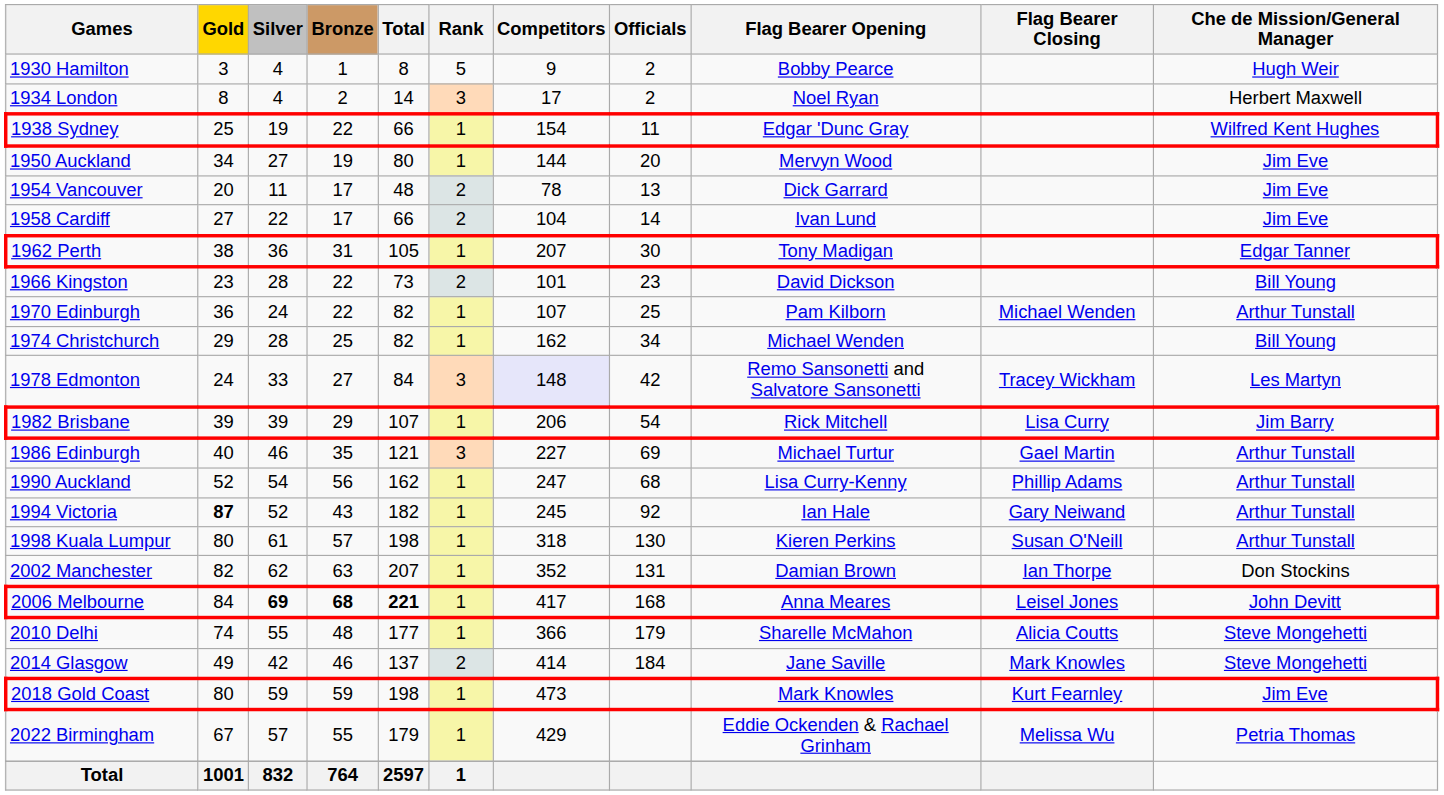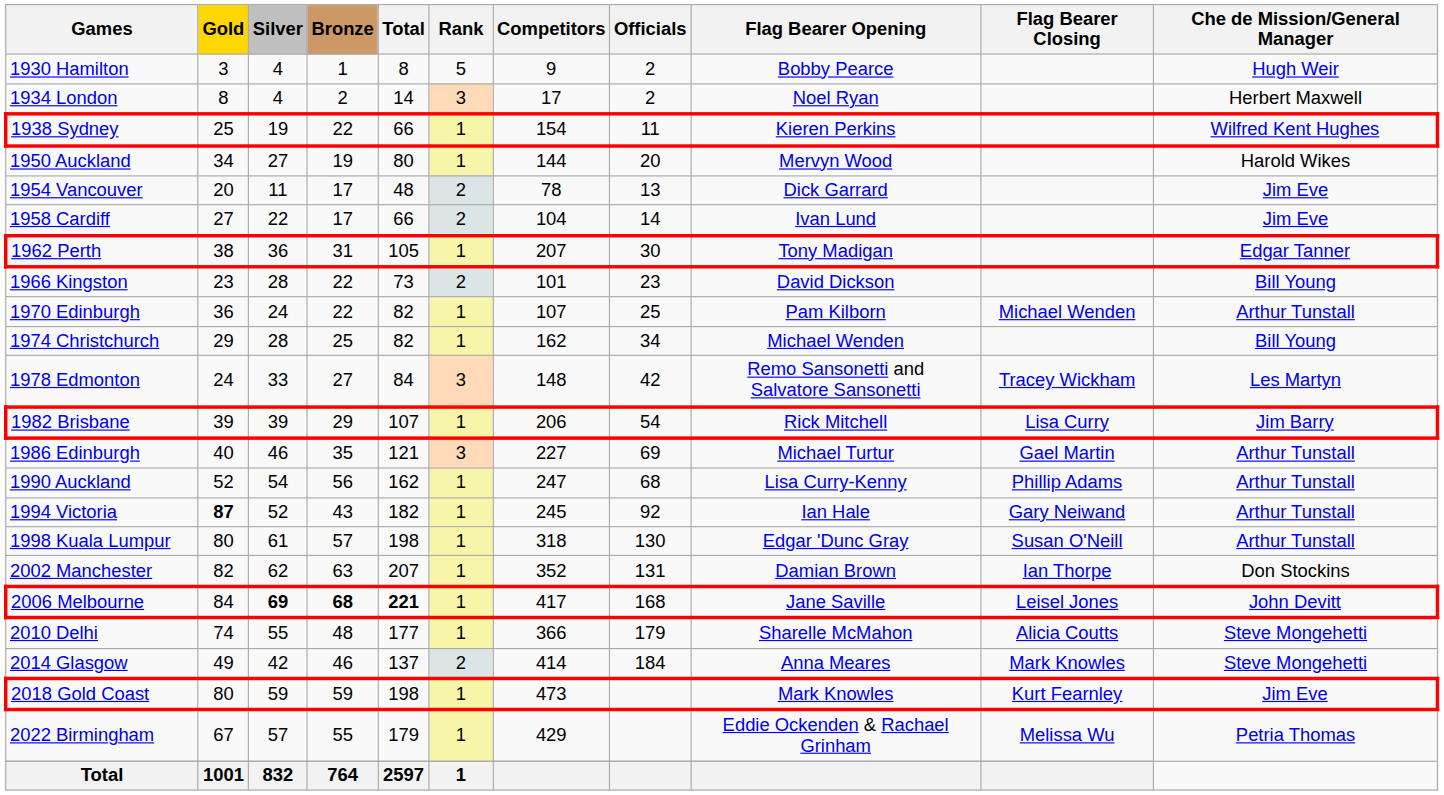(836, 129) Edgar 'Dunc Gray -> (836, 129) Kieren Perkins
(1296, 161) Jim Eve -> (1296, 161) Harold Wikes
(551, 380) lavender background -> (551, 380) no background
(836, 541) Kieren Perkins -> (836, 541) Edgar 'Dunc Gray
(836, 601) Anna Meares -> (836, 601) Jane Saville
(836, 662) Jane Saville -> (836, 662) Anna Meares
